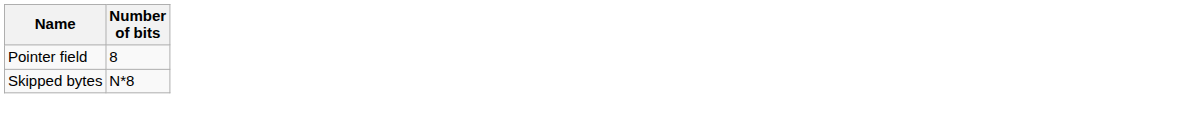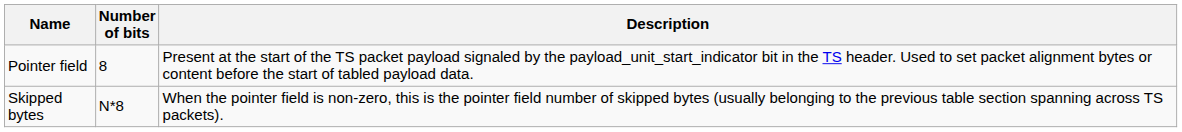+ column: (668, 24)
